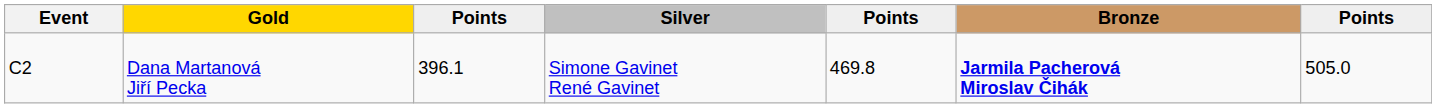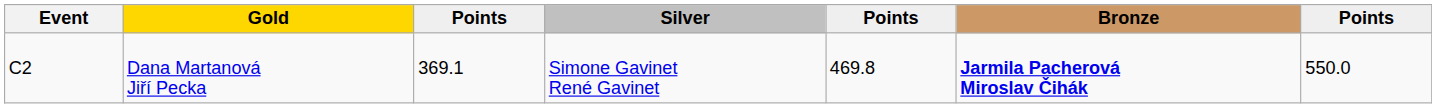(441, 67) 396.1 -> (441, 67) 369.1
(1328, 67) 505.0 -> (1328, 67) 550.0
